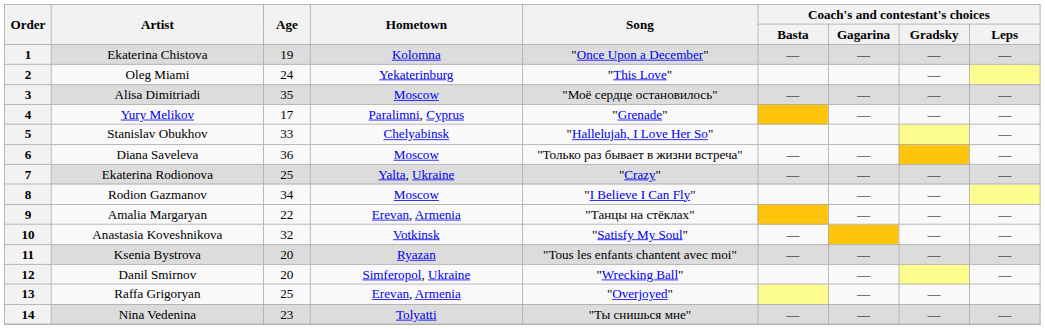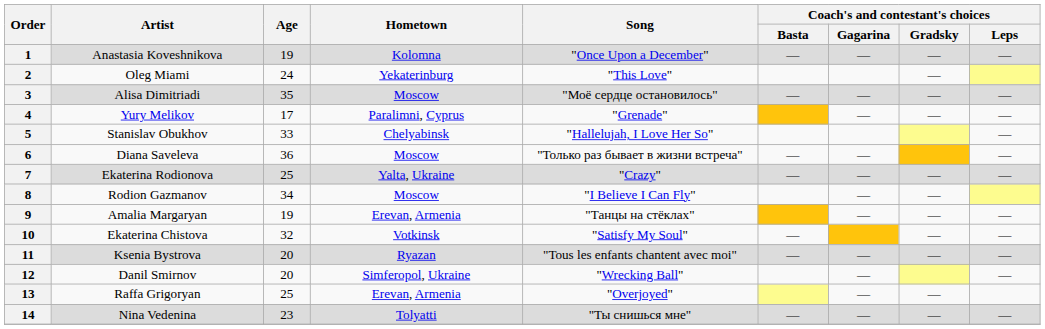(157, 54) Ekaterina Chistova -> (157, 54) Anastasia Koveshnikova
(287, 214) 22 -> (287, 214) 19
(157, 234) Anastasia Koveshnikova -> (157, 234) Ekaterina Chistova
